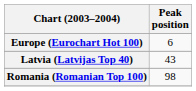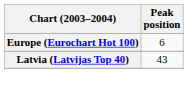- row: (77, 77)
